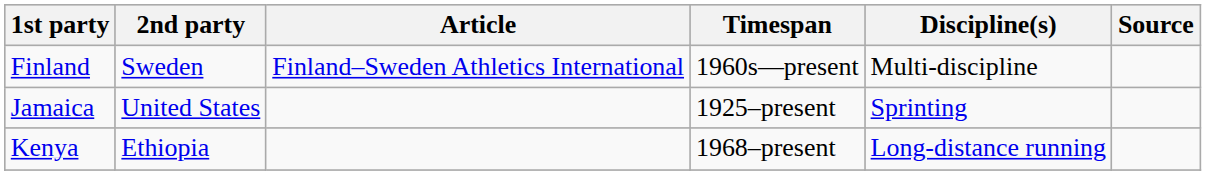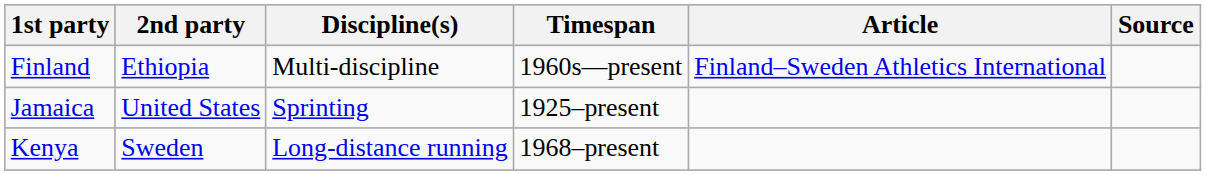columns swapped: (988, 25) <-> (478, 25)
(162, 66) Sweden -> (165, 66) Ethiopia
(165, 148) Ethiopia -> (162, 148) Sweden
